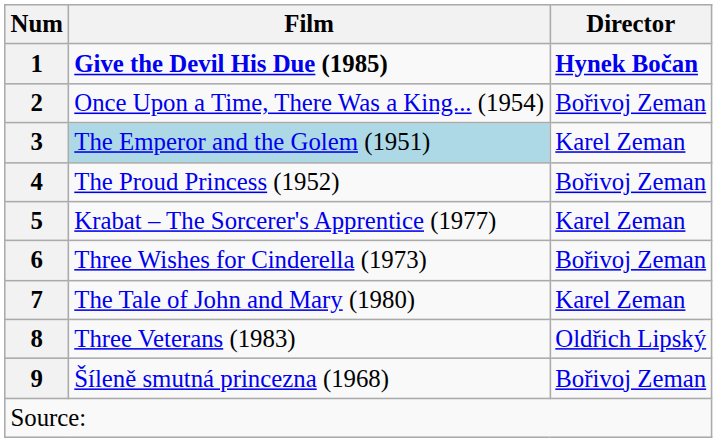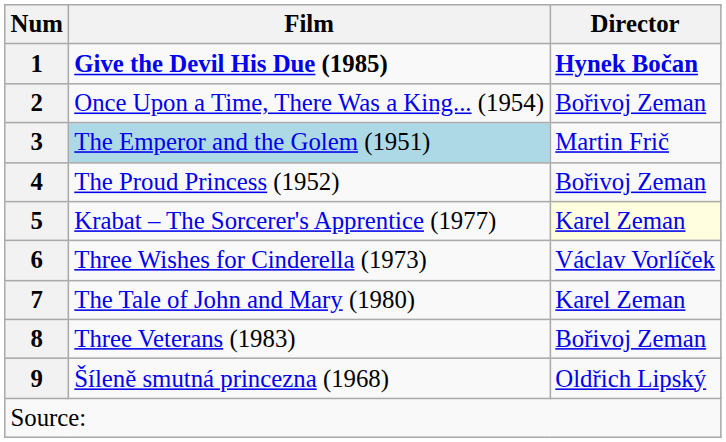(620, 142) Karel Zeman -> (612, 142) Martin Frič
(620, 220) no background -> (620, 220) lightyellow background
(631, 260) Bořivoj Zeman -> (635, 260) Václav Vorlíček
(631, 338) Oldřich Lipský -> (631, 338) Bořivoj Zeman
(631, 378) Bořivoj Zeman -> (631, 378) Oldřich Lipský
